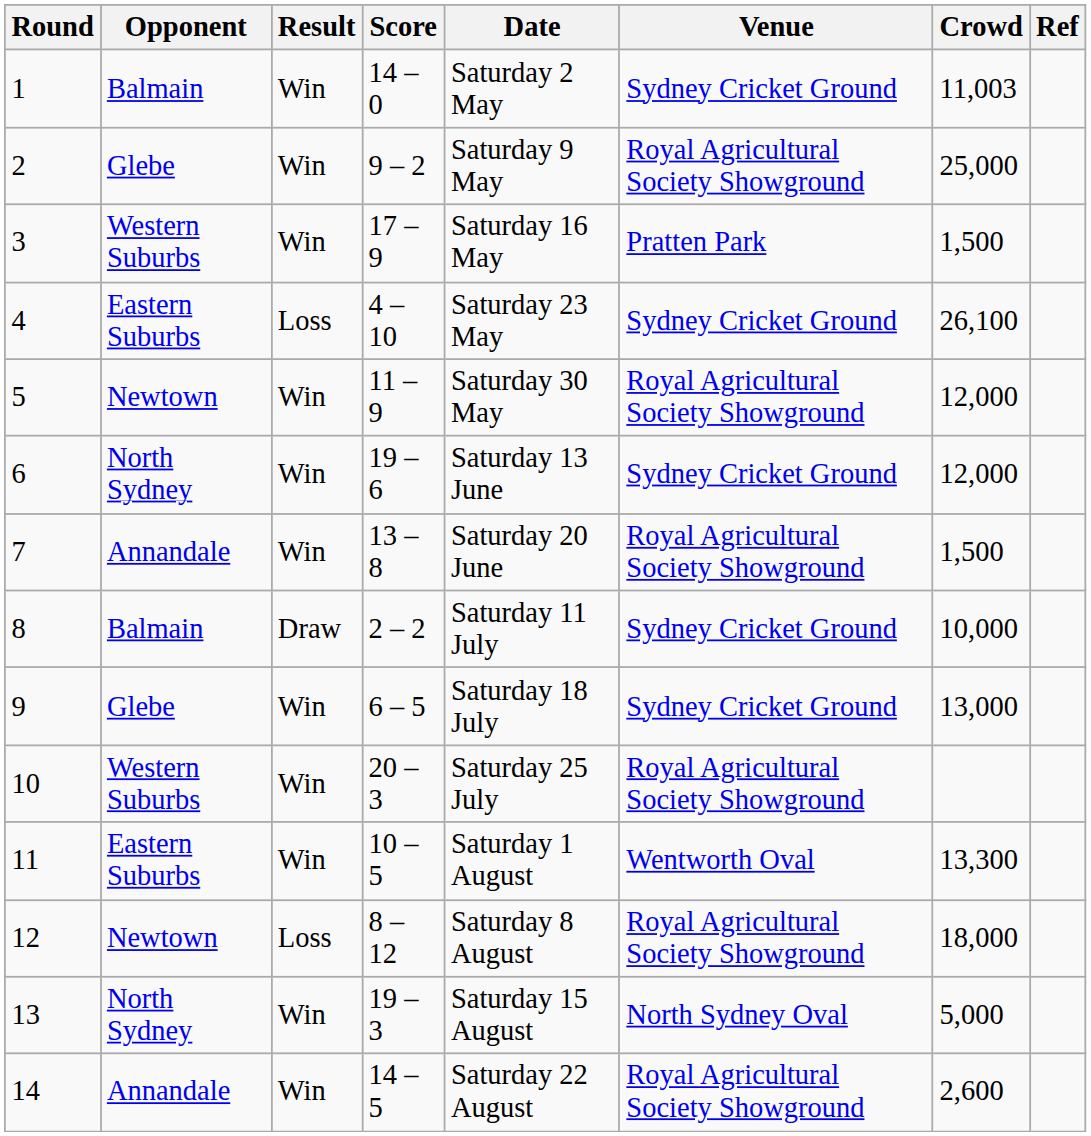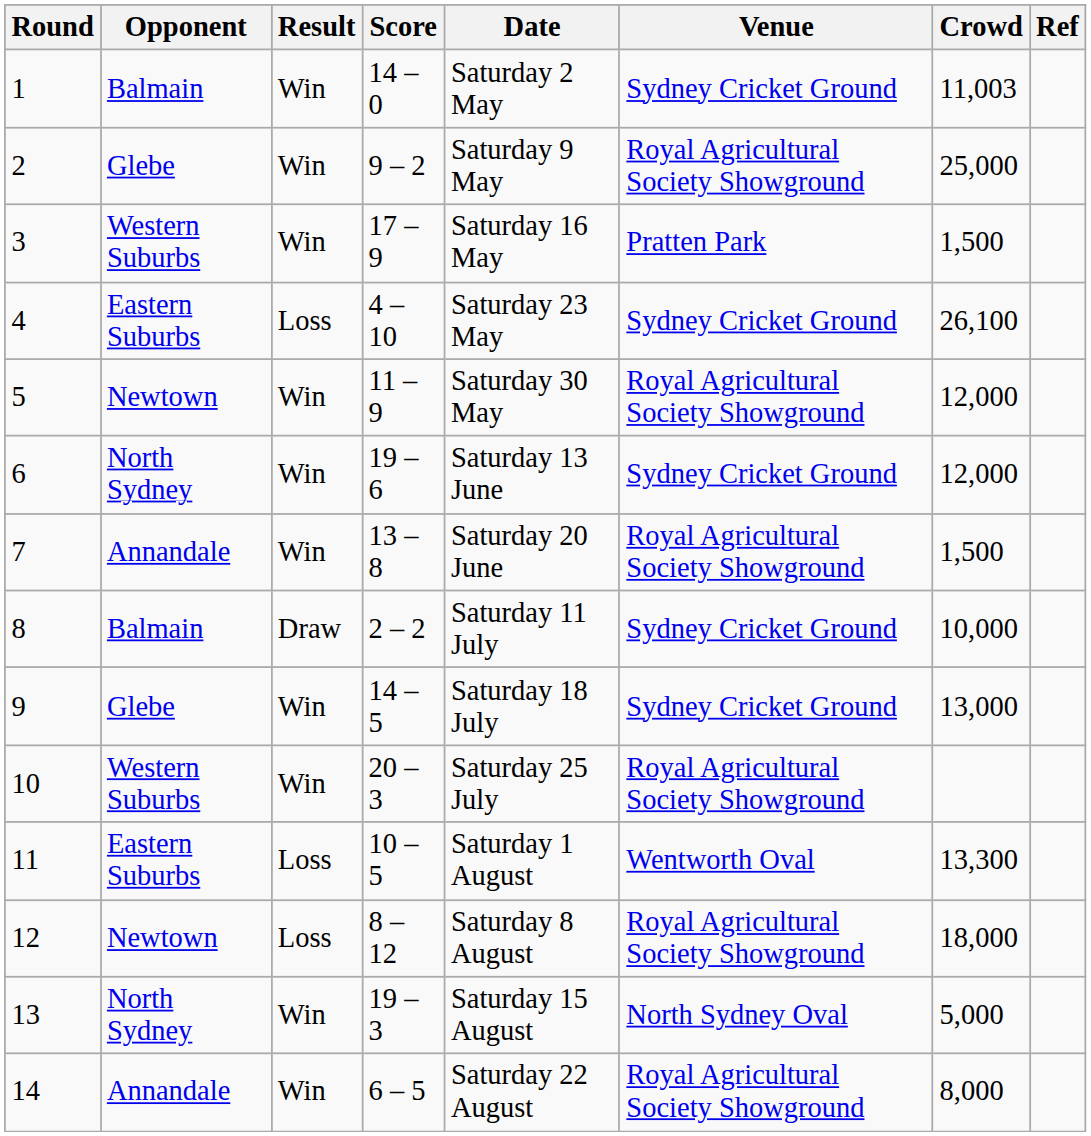(397, 705) 6 – 5 -> (393, 705) 14 – 5
(302, 860) Win -> (305, 860) Loss
(393, 1091) 14 – 5 -> (397, 1091) 6 – 5
(972, 1091) 2,600 -> (972, 1091) 8,000
